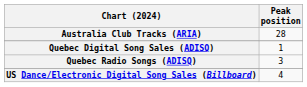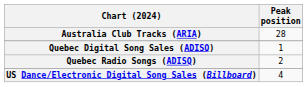(281, 61) 3 -> (281, 61) 2
